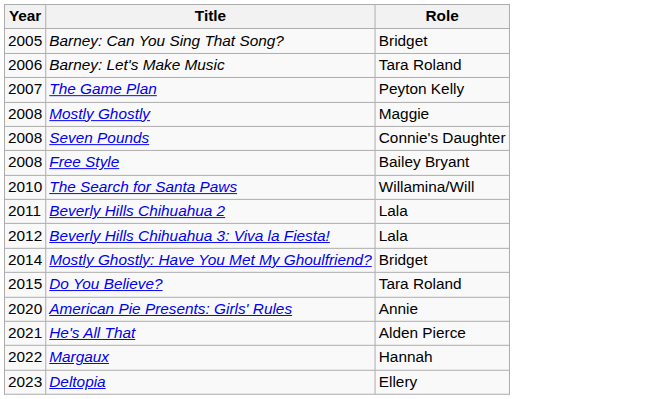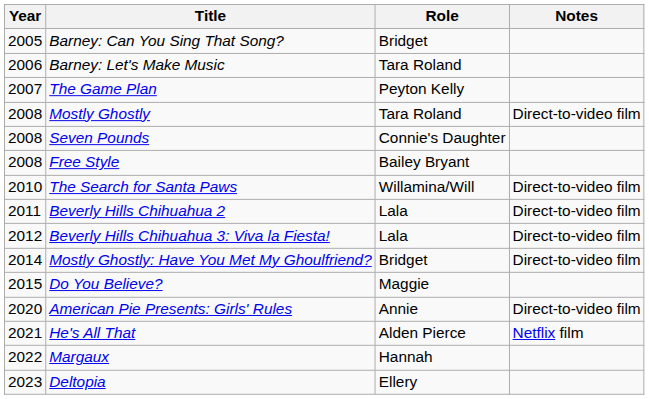+ column: (577, 16)
(404, 114) Maggie -> (420, 114) Tara Roland
(420, 284) Tara Roland -> (404, 284) Maggie
